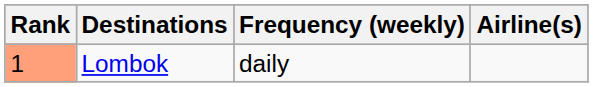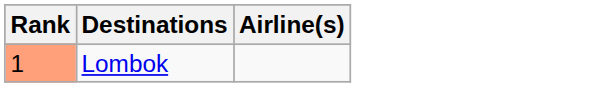- column: (352, 24)
